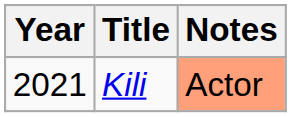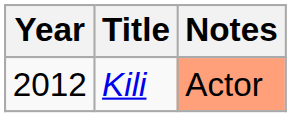(50, 83) 2021 -> (50, 83) 2012
